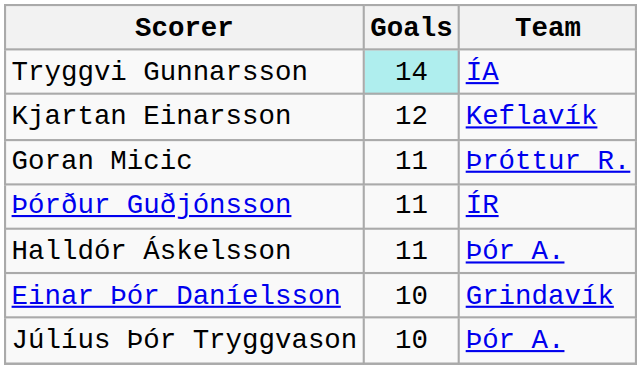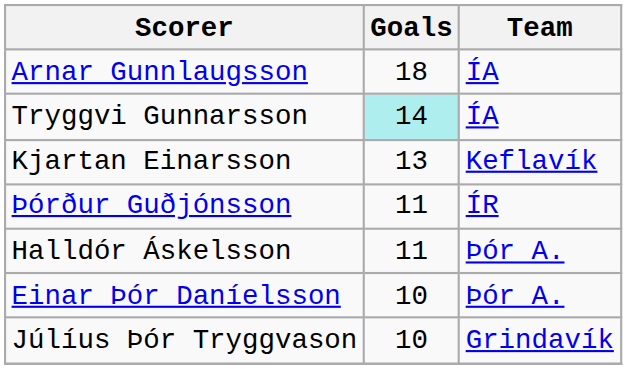+ row: (160, 72)
(411, 117) 12 -> (411, 162) 13
- row: (102, 162)
(540, 296) Grindavík -> (515, 296) Þór A.
(515, 340) Þór A. -> (540, 340) Grindavík
